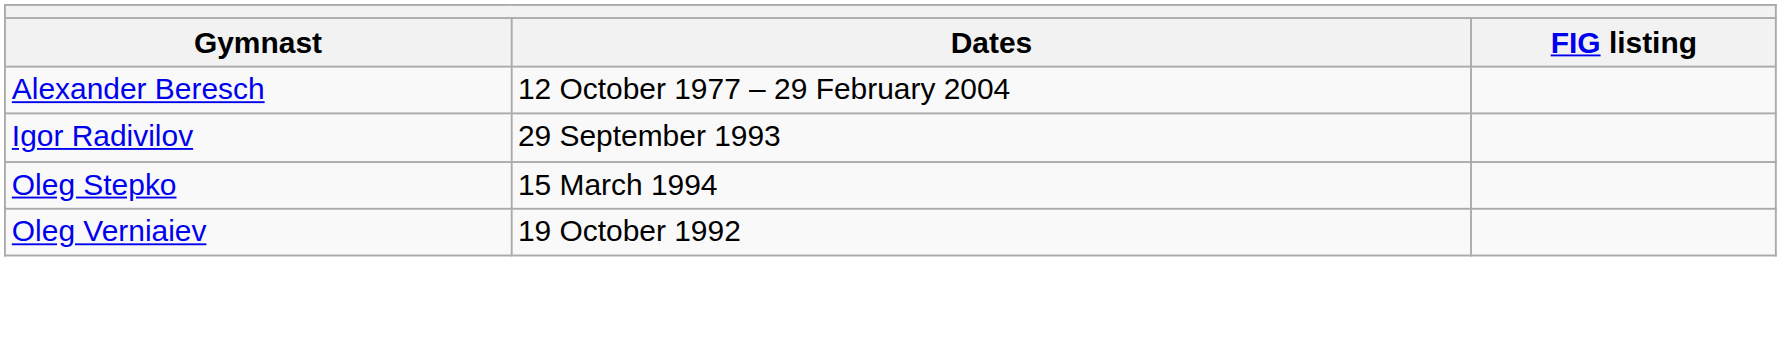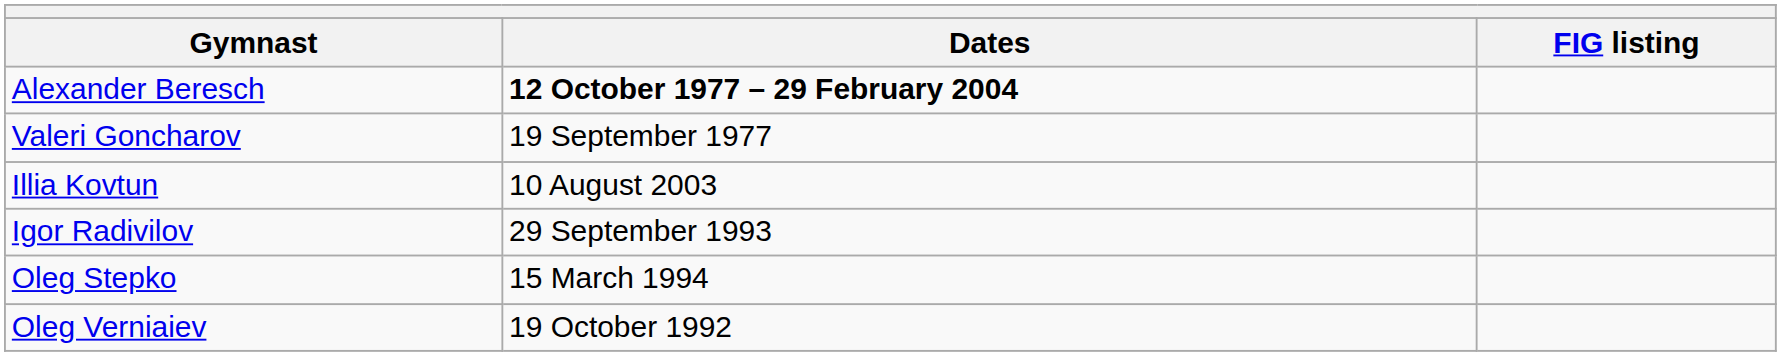(764, 89) normal -> (764, 89) bold
+ row: (126, 136)
+ row: (85, 184)
